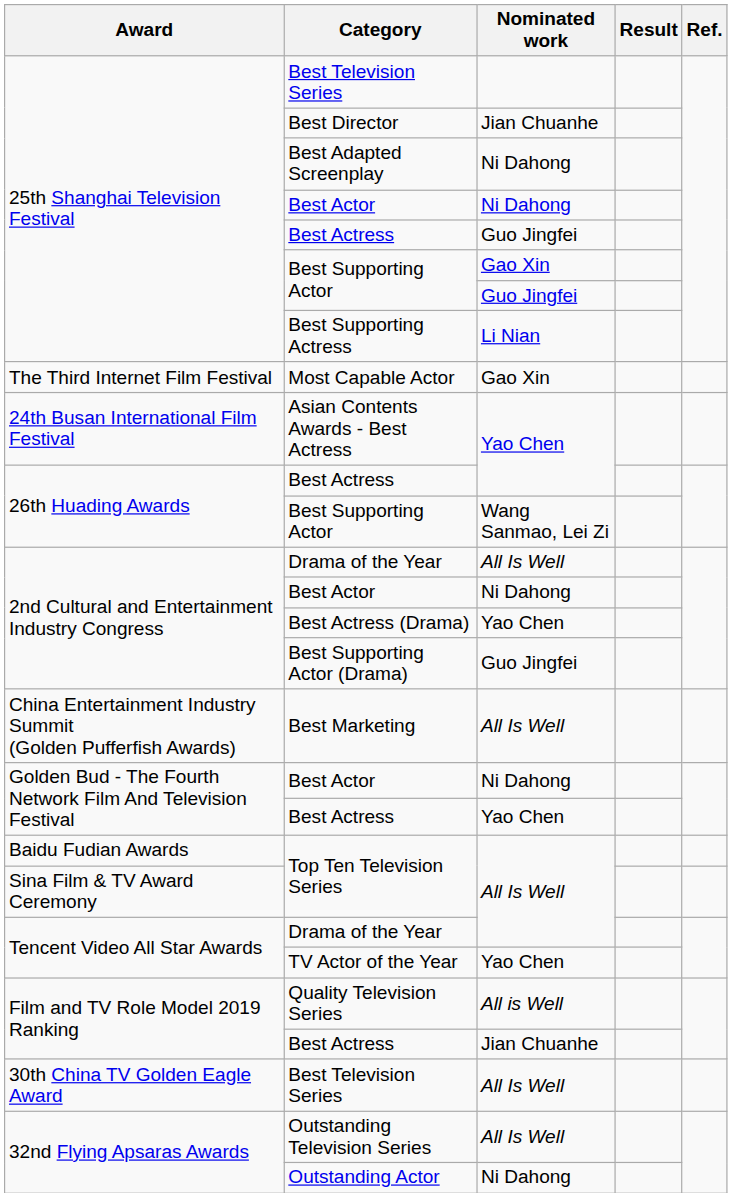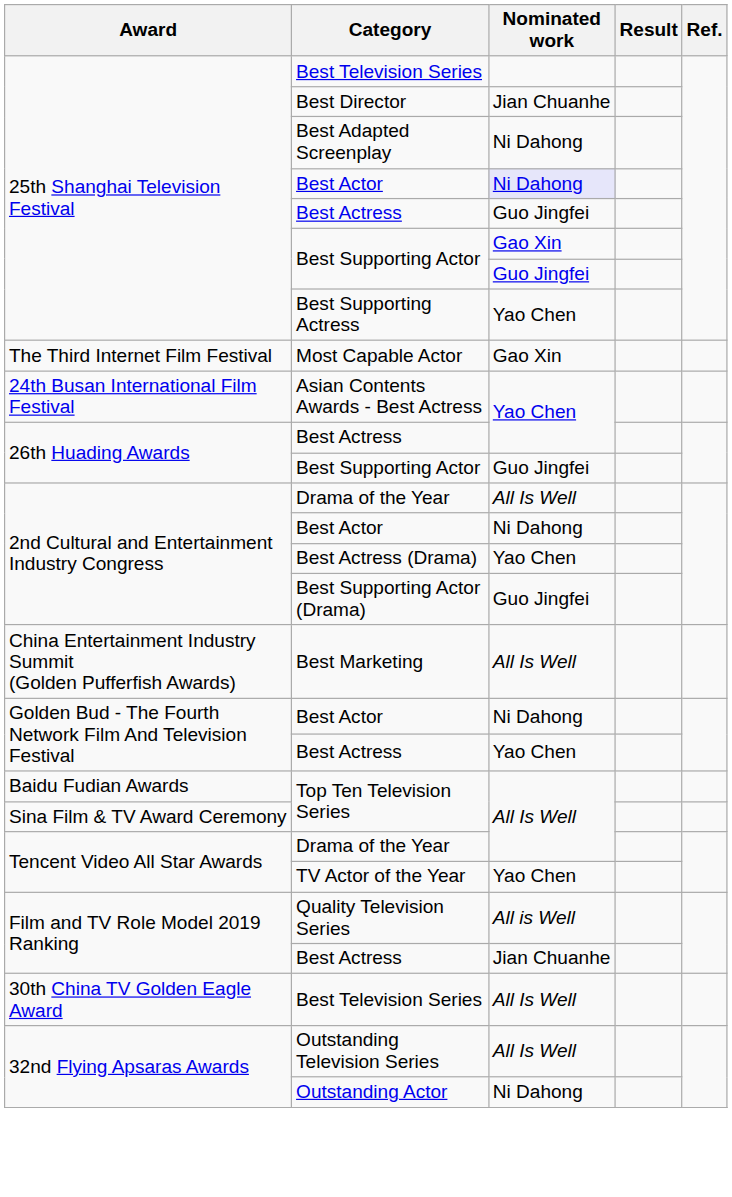(526, 204) no background -> (538, 183) lavender background
(511, 336) Li Nian -> (534, 314) Yao Chen
(545, 521) Wang Sanmao, Lei Zi -> (541, 467) Guo Jingfei
